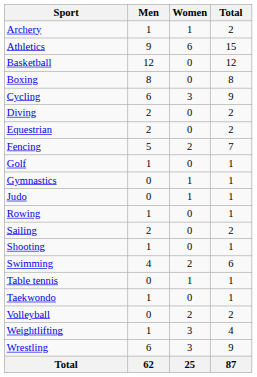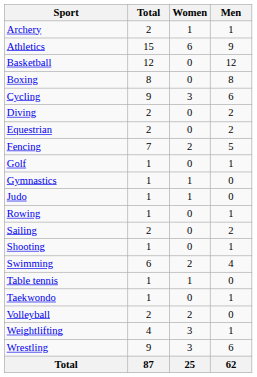columns swapped: (149, 12) <-> (231, 12)
